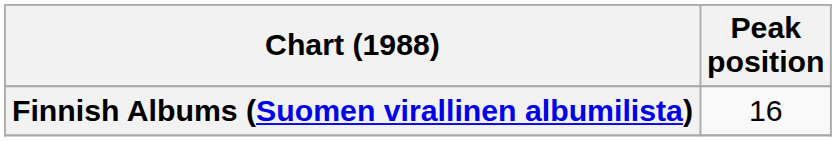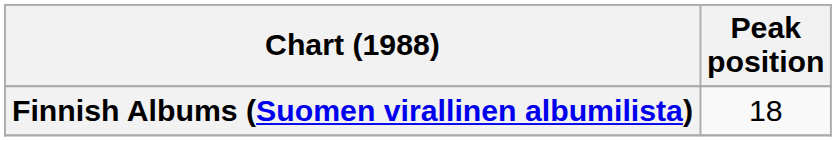(766, 110) 16 -> (766, 110) 18
